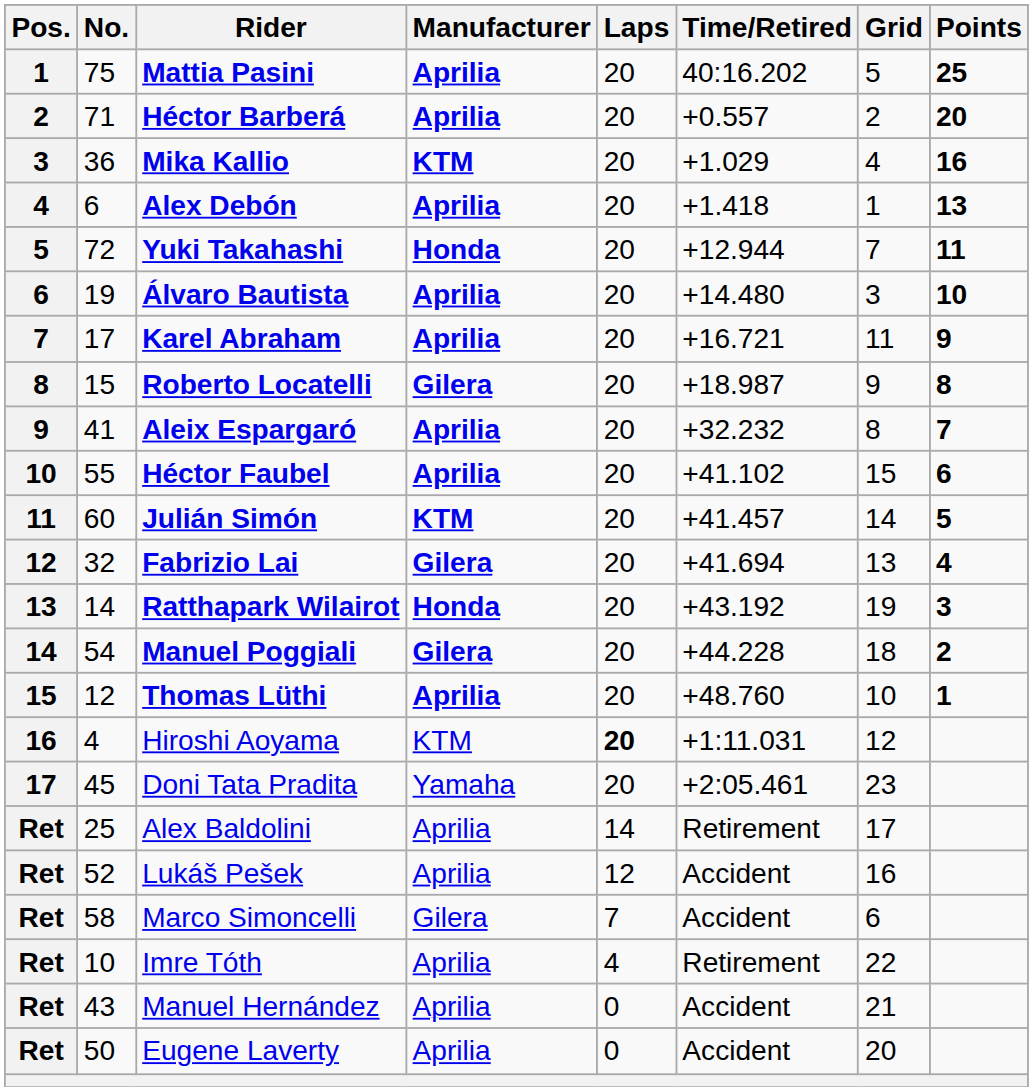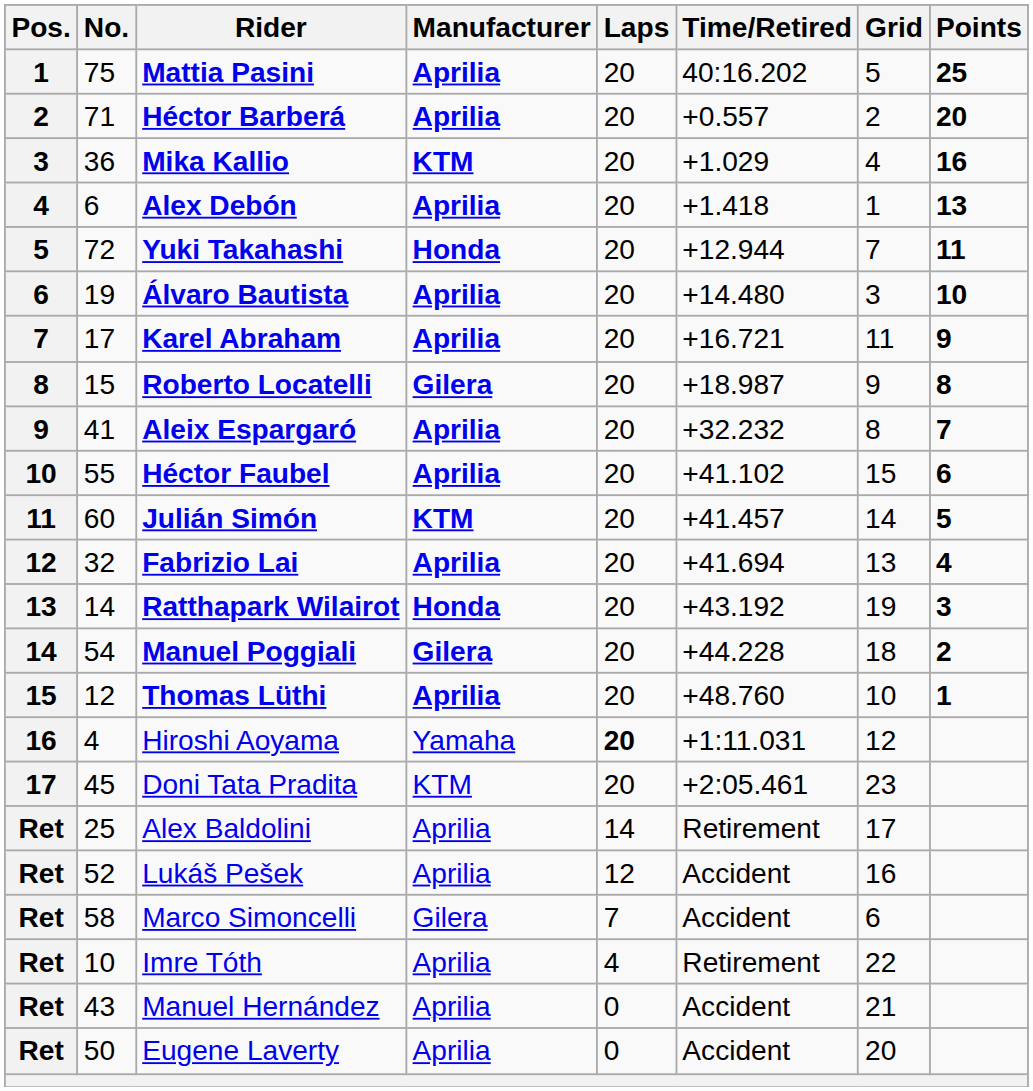(452, 562) Gilera -> (456, 562) Aprilia
(442, 740) KTM -> (464, 740) Yamaha
(464, 784) Yamaha -> (442, 784) KTM
